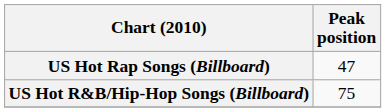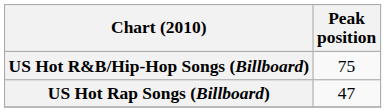rows swapped: (159, 93) <-> (159, 65)
